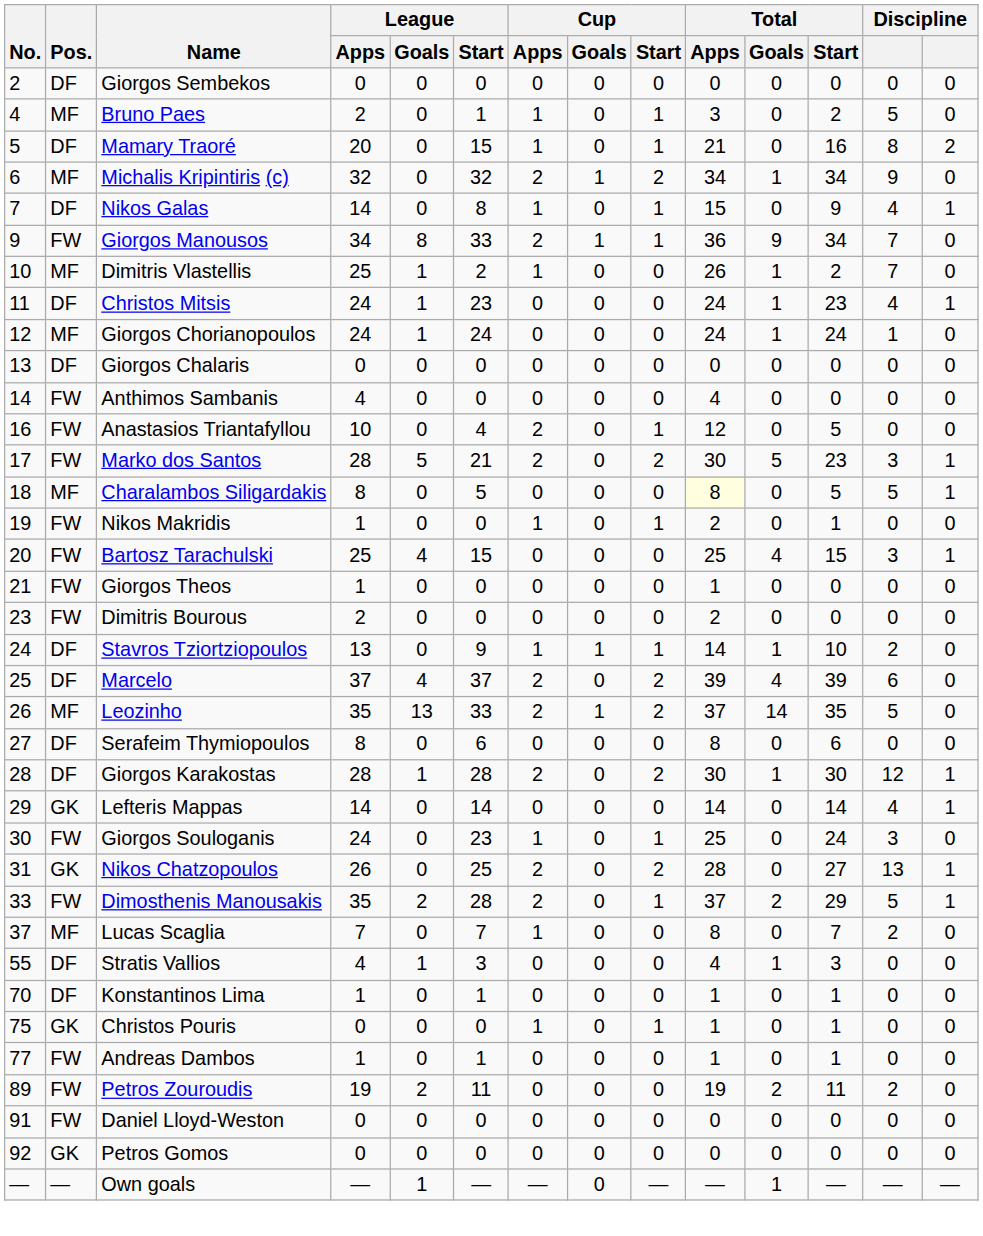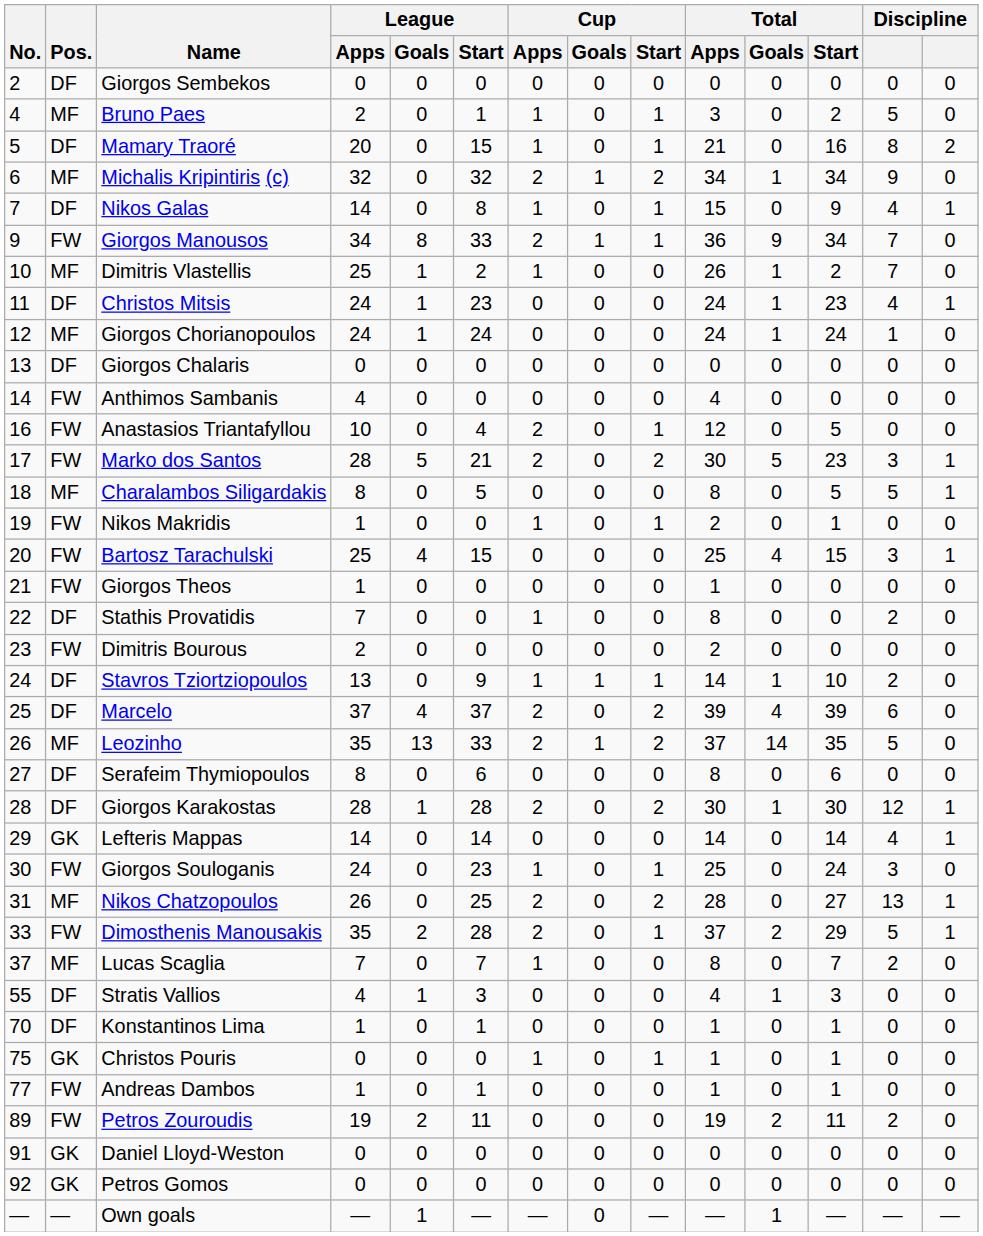(715, 492) lightyellow background -> (715, 492) no background
+ row: (178, 618)
(65, 869) GK -> (65, 901) MF
(66, 1121) FW -> (65, 1152) GK
